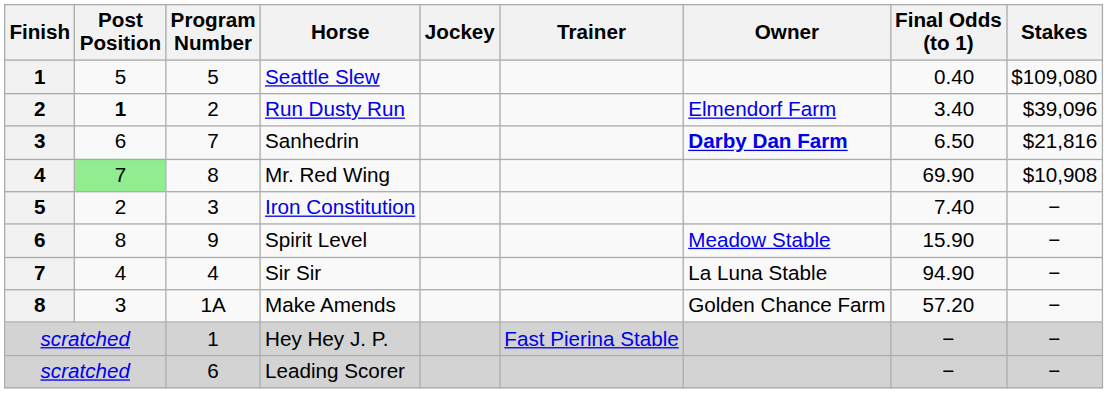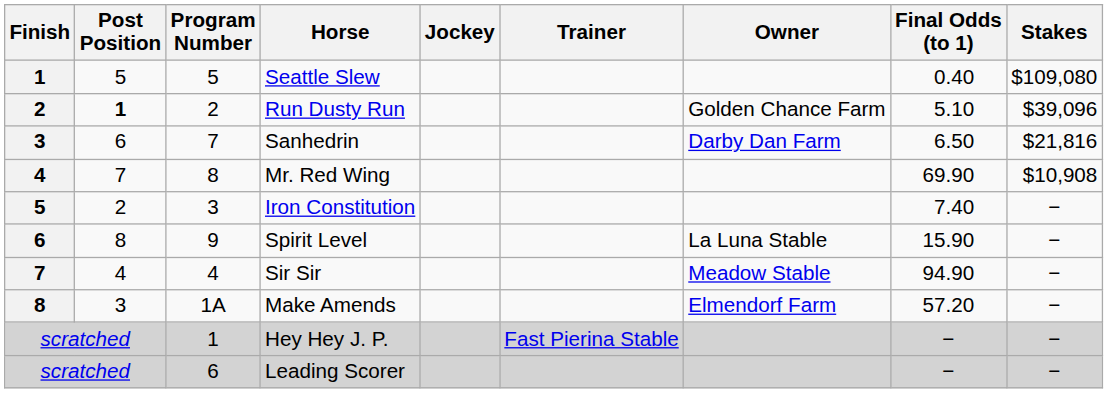(762, 109) Elmendorf Farm -> (787, 109) Golden Chance Farm
(948, 109) 3.40 -> (948, 109) 5.10
(768, 142) bold -> (765, 142) normal
(120, 175) lightgreen background -> (120, 175) no background
(759, 240) Meadow Stable -> (758, 240) La Luna Stable
(758, 273) La Luna Stable -> (759, 273) Meadow Stable
(787, 305) Golden Chance Farm -> (762, 305) Elmendorf Farm
